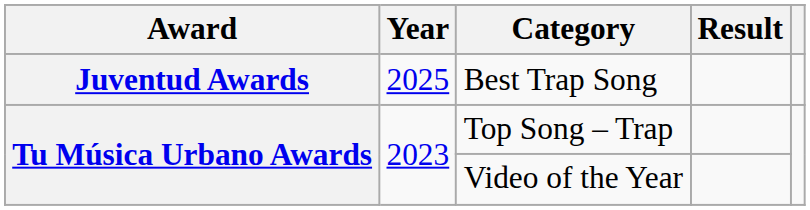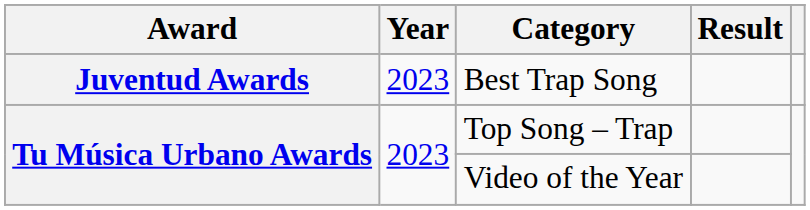(418, 79) 2025 -> (418, 79) 2023
